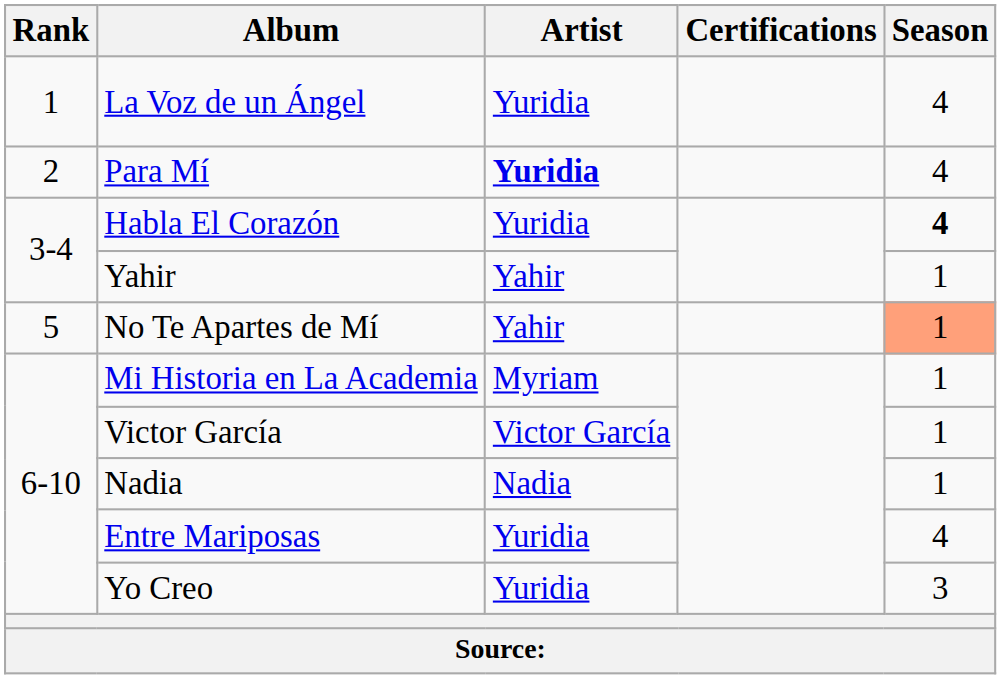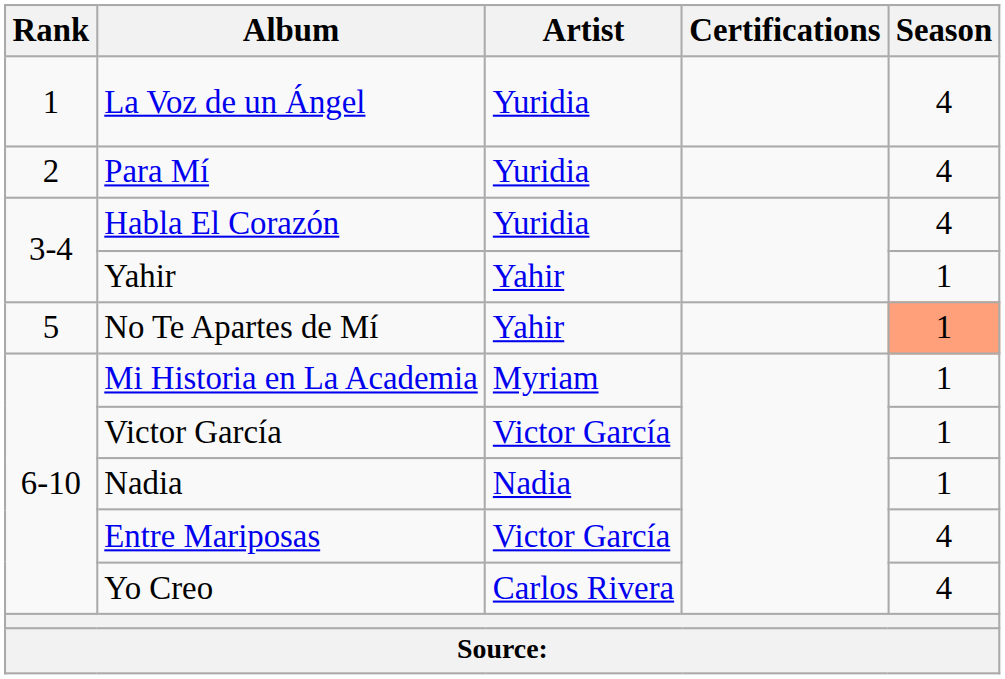(546, 171) bold -> (541, 171) normal
(940, 223) bold -> (944, 223) normal
(541, 535) Yuridia -> (582, 535) Victor García
(541, 587) Yuridia -> (583, 587) Carlos Rivera
(940, 587) 3 -> (944, 587) 4
